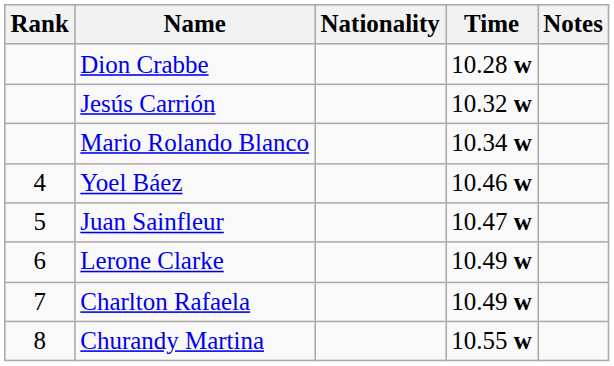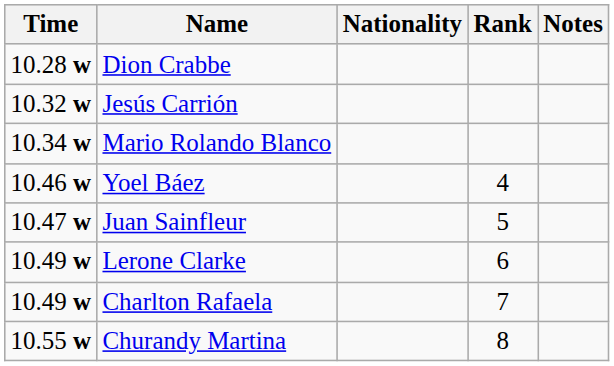columns swapped: (40, 24) <-> (492, 24)
